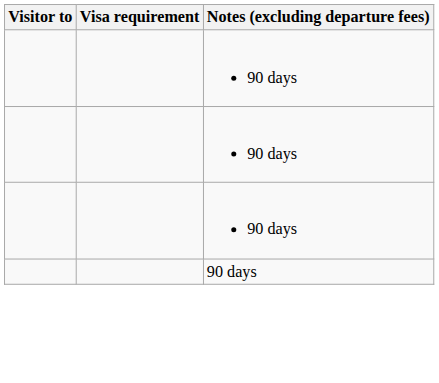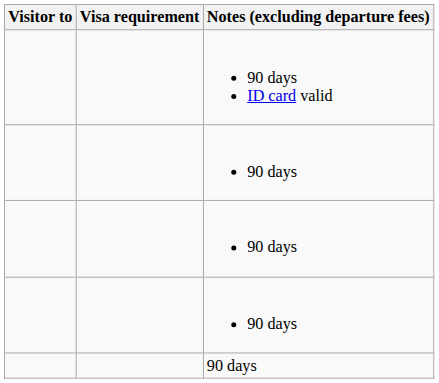+ row: (40, 77)
